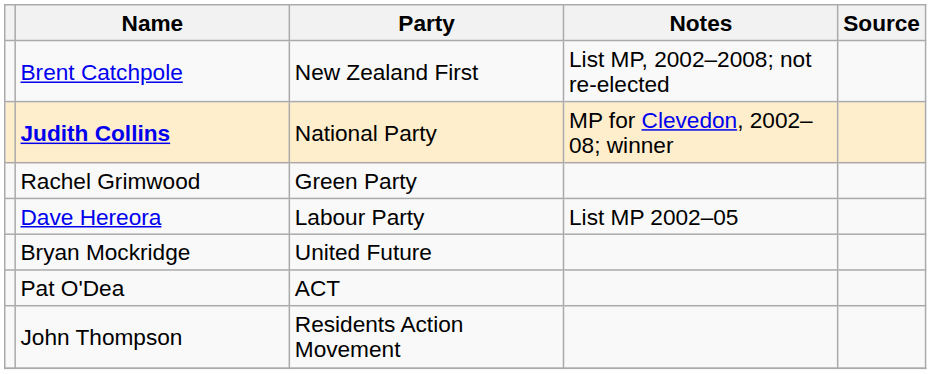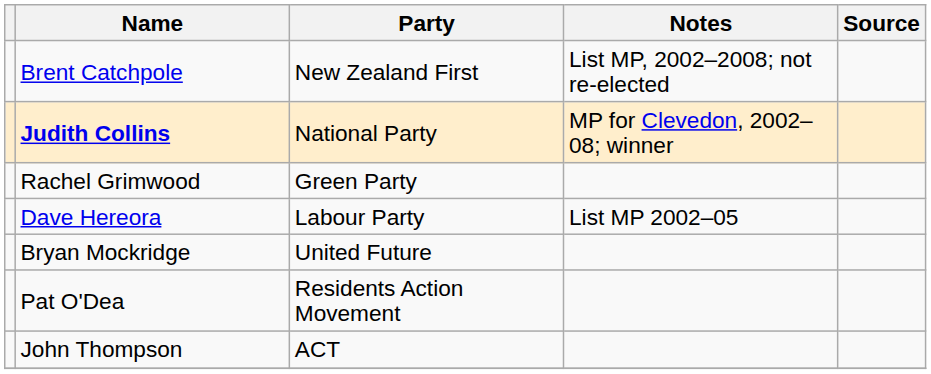(317, 289) ACT -> (379, 301) Residents Action Movement
(379, 337) Residents Action Movement -> (317, 350) ACT
